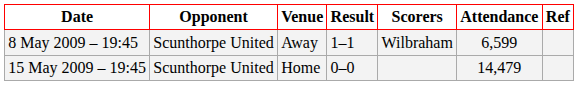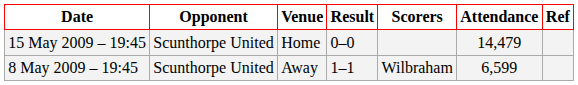rows swapped: (73, 42) <-> (77, 67)
